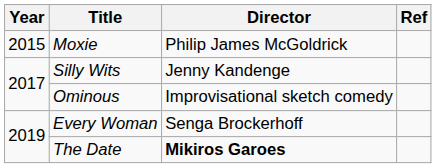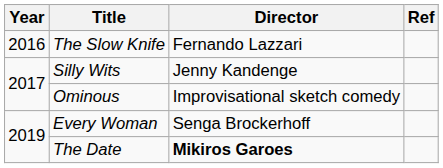- row: (75, 44)
+ row: (109, 44)
